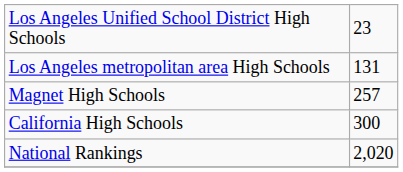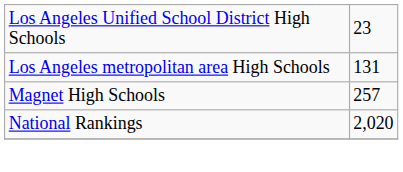- row: (96, 124)
